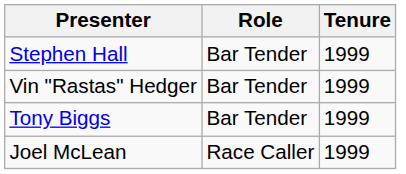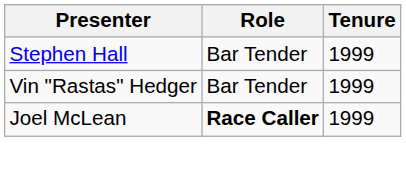- row: (60, 119)
(260, 151) normal -> (263, 119) bold
